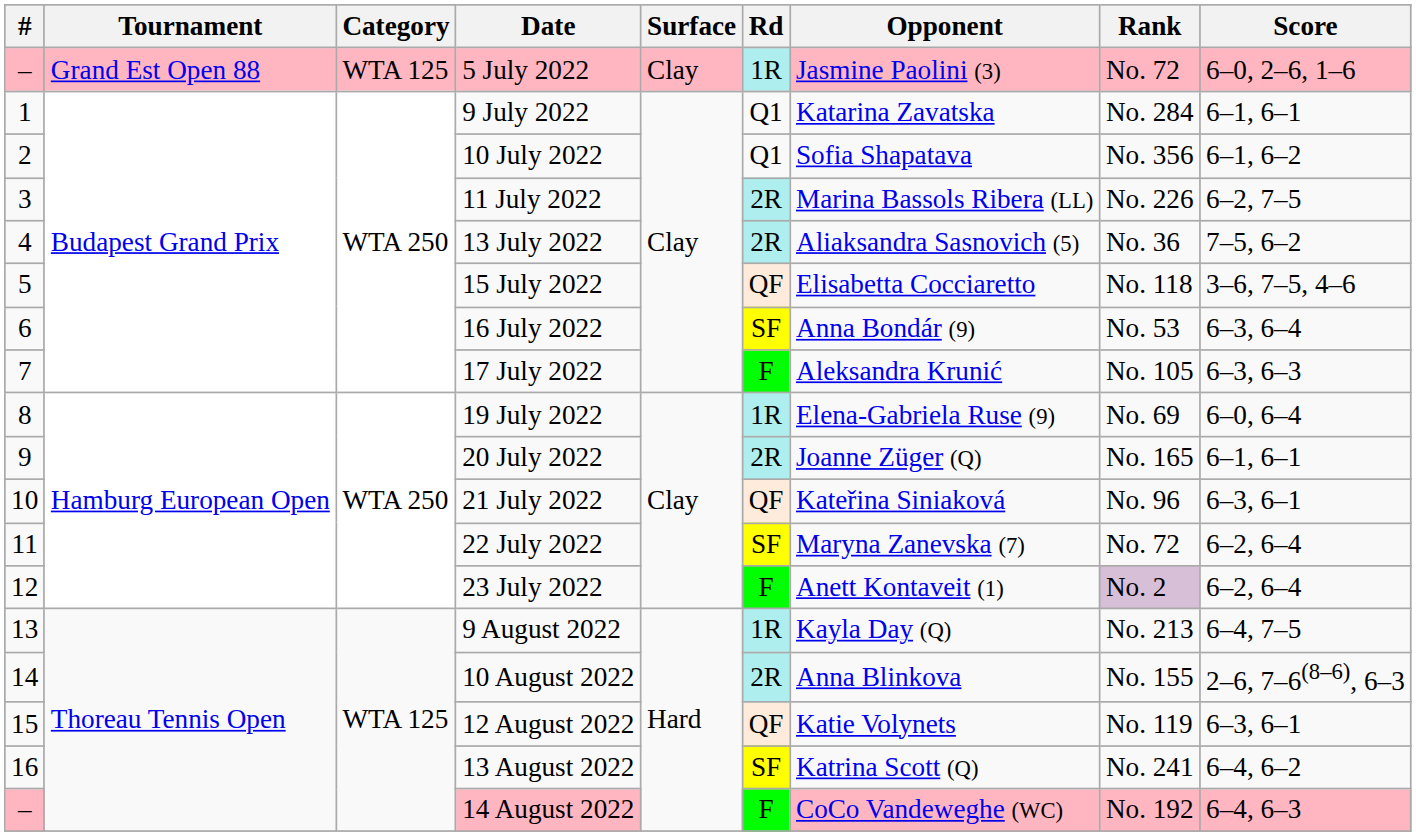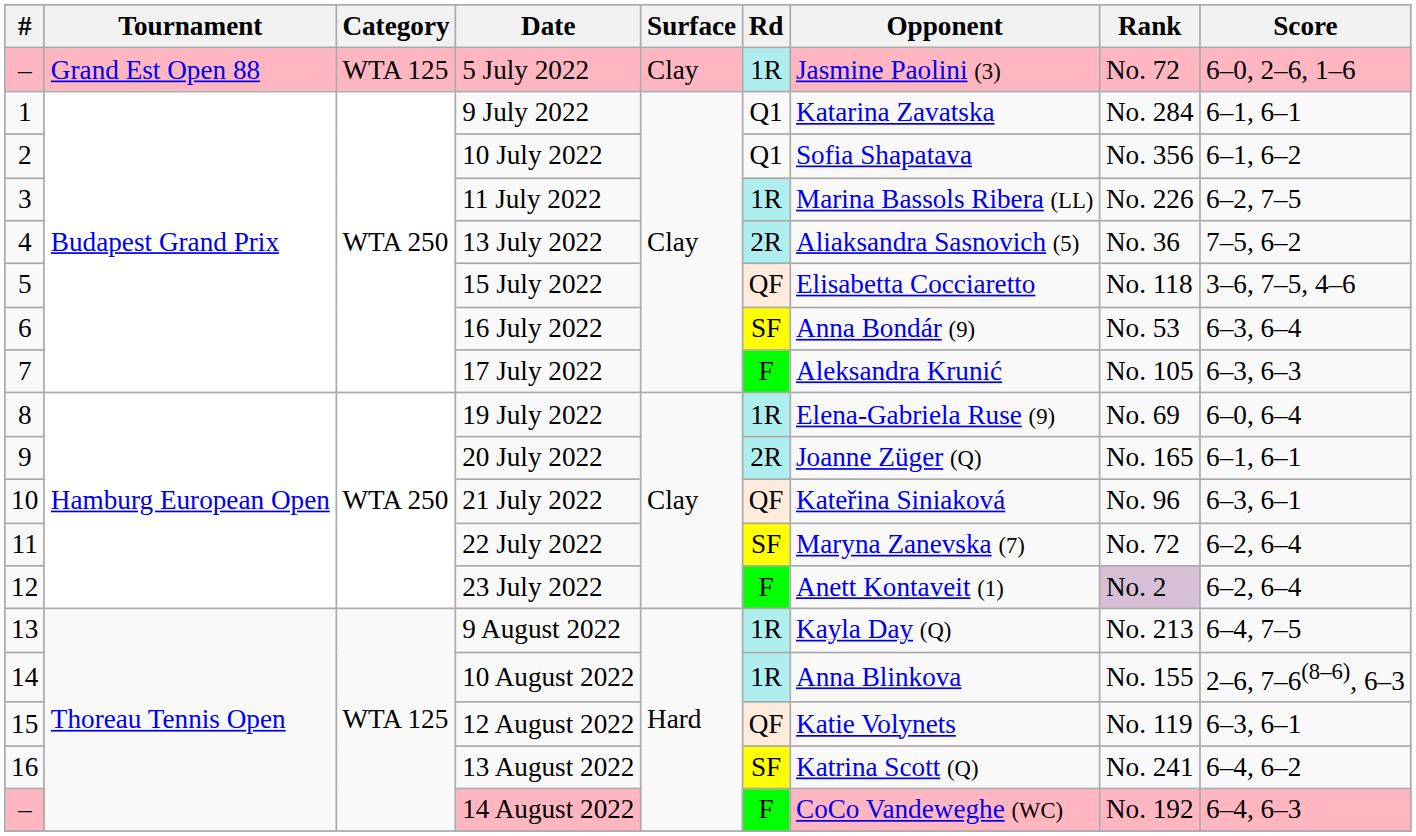(766, 198) 2R -> (766, 198) 1R
(766, 676) 2R -> (766, 676) 1R
